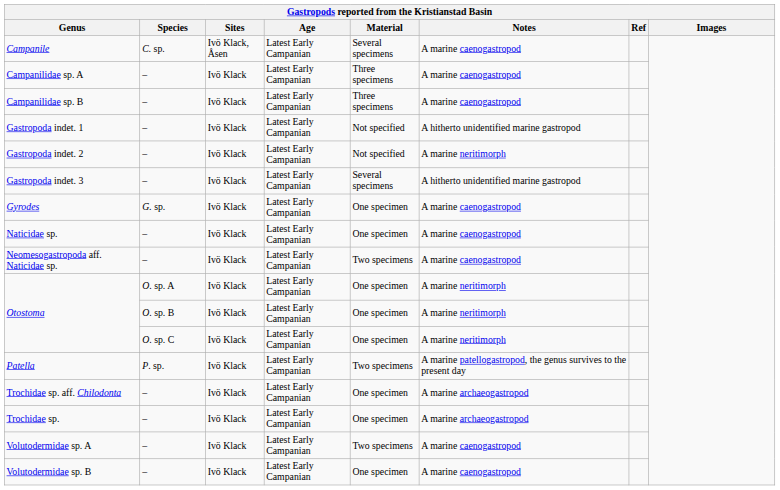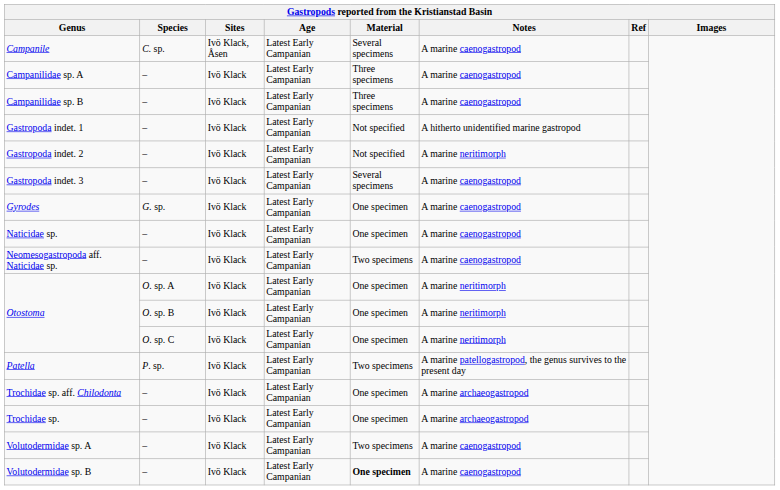(501, 180) A hitherto unidentified marine gastropod -> (471, 180) A marine caenogastropod
(380, 472) normal -> (382, 472) bold
